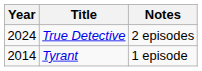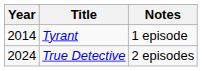rows swapped: (60, 55) <-> (84, 35)
